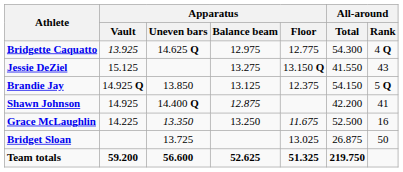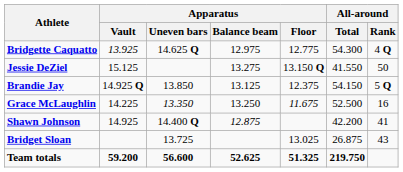(383, 68) 43 -> (383, 68) 50
rows swapped: (44, 104) <-> (51, 122)
(383, 140) 50 -> (383, 140) 43
